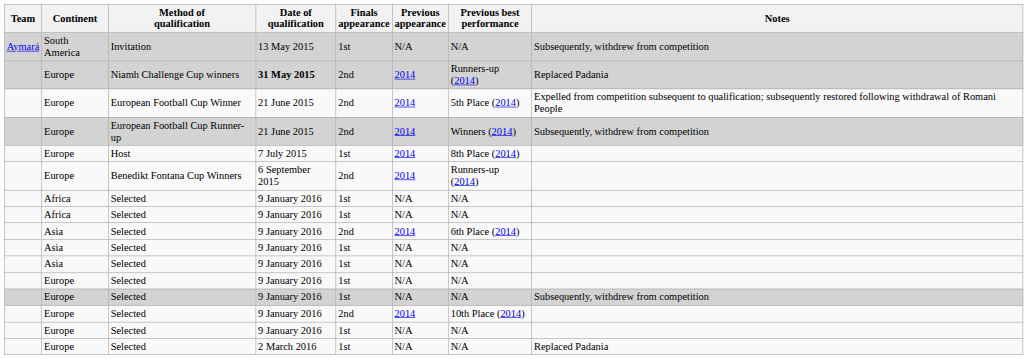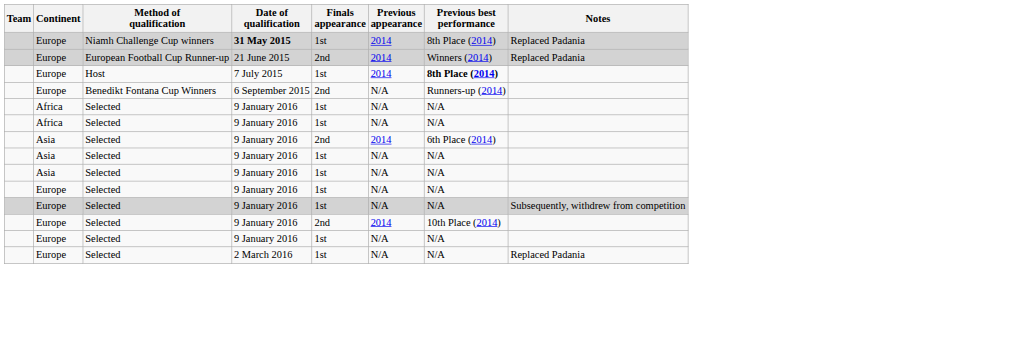- row: (62, 46)
(346, 74) 2nd -> (321, 40) 1st
(475, 74) Runners-up (2014) -> (461, 40) 8th Place (2014)
- row: (59, 103)
(622, 131) Subsequently, withdrew from competition -> (548, 57) Replaced Padania
(485, 153) normal -> (462, 73) bold
(405, 176) 2014 -> (380, 90) N/A
